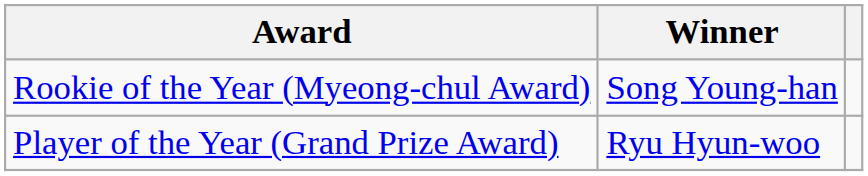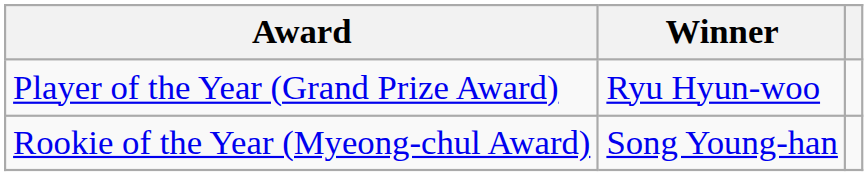rows swapped: (286, 142) <-> (302, 87)
